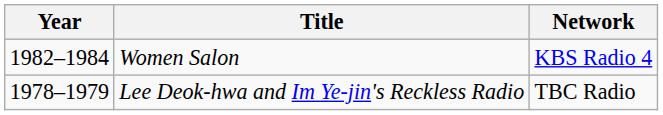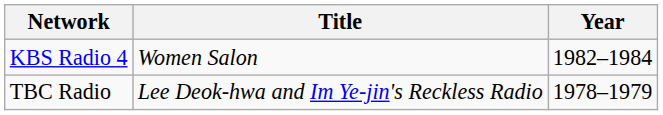columns swapped: (59, 22) <-> (593, 22)
